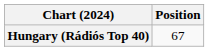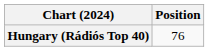(178, 35) 67 -> (178, 35) 76
